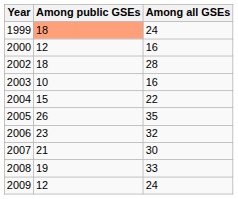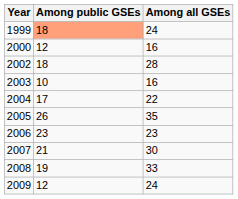(42, 99) 15 -> (42, 99) 17
(152, 133) 32 -> (152, 133) 23
